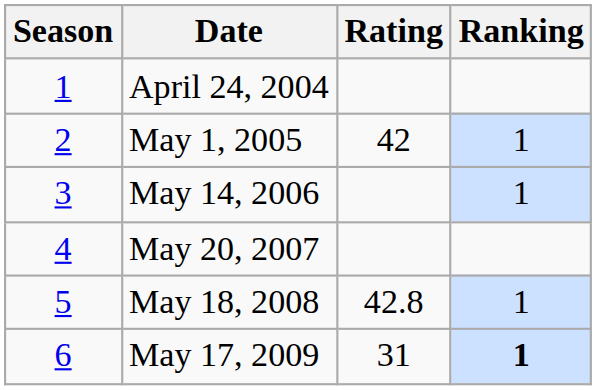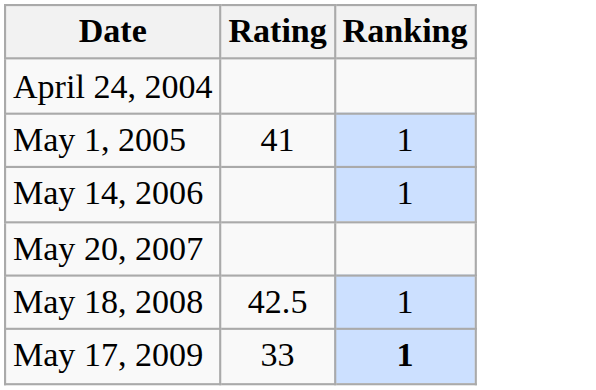- column: (63, 31)
(394, 139) 42 -> (278, 139) 41
(394, 301) 42.8 -> (278, 301) 42.5
(394, 355) 31 -> (278, 355) 33
